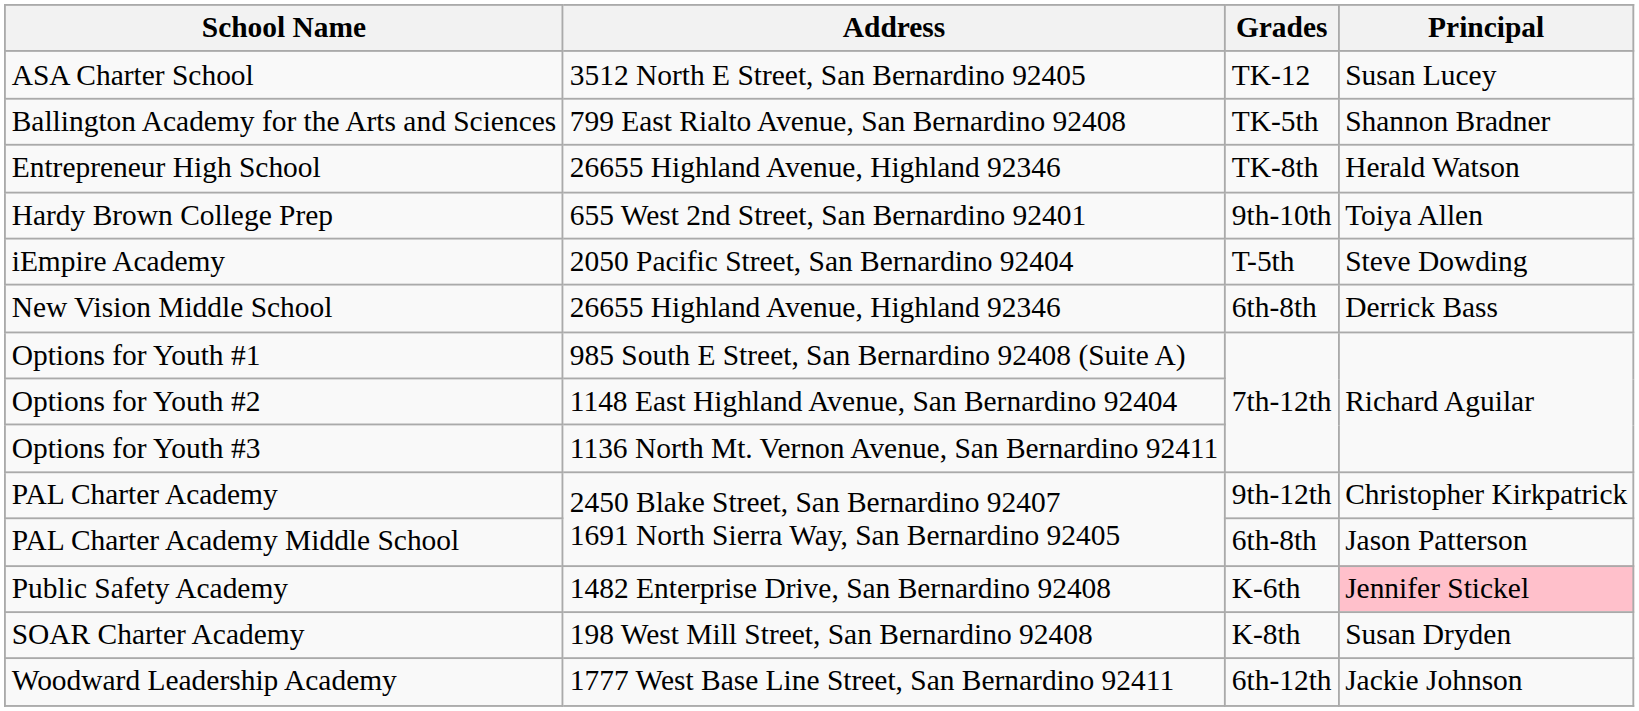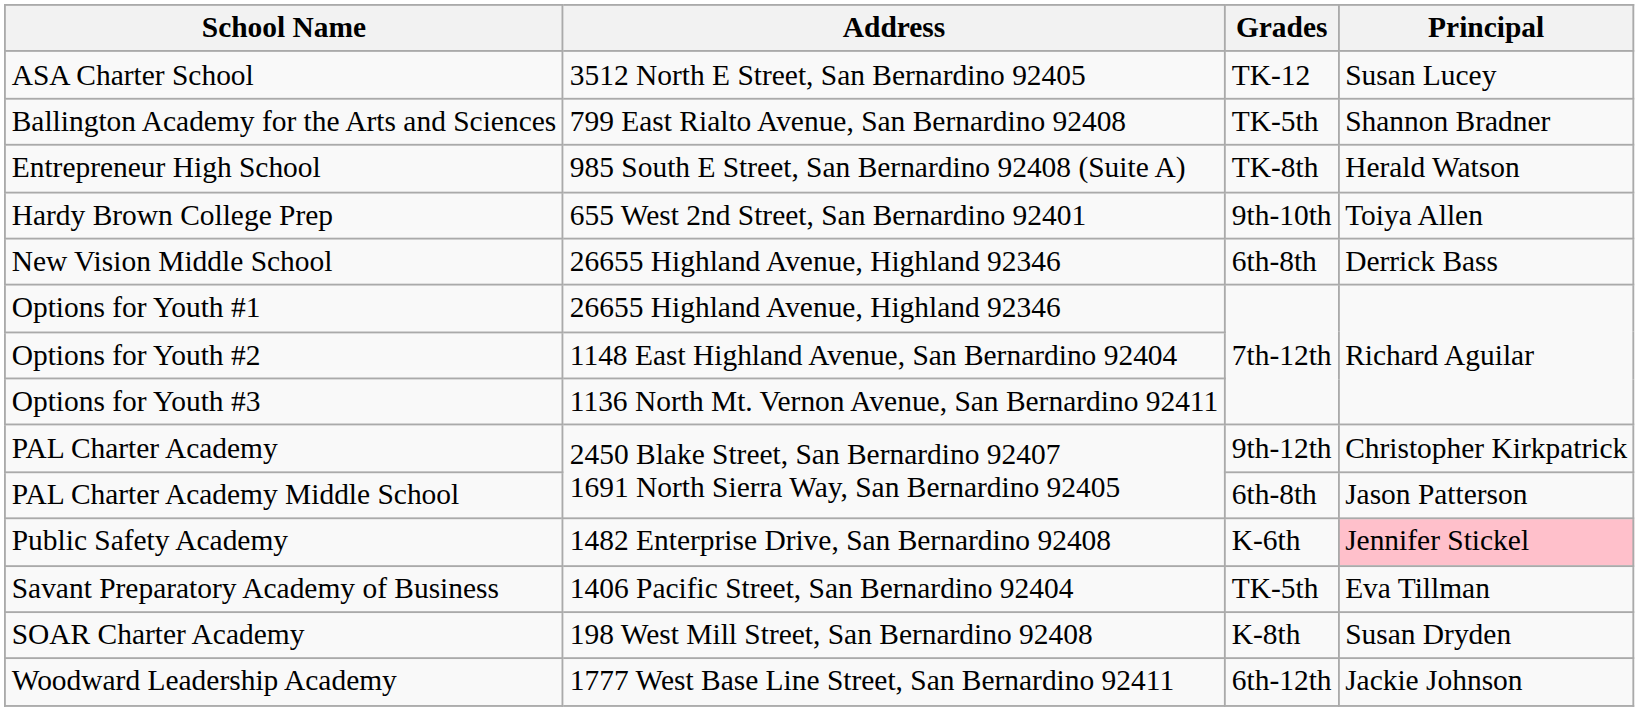(815, 167) 26655 Highland Avenue, Highland 92346 -> (878, 167) 985 South E Street, San Bernardino 92408 (Suite A)
- row: (118, 261)
(878, 354) 985 South E Street, San Bernardino 92408 (Suite A) -> (815, 307) 26655 Highland Avenue, Highland 92346
+ row: (255, 588)
